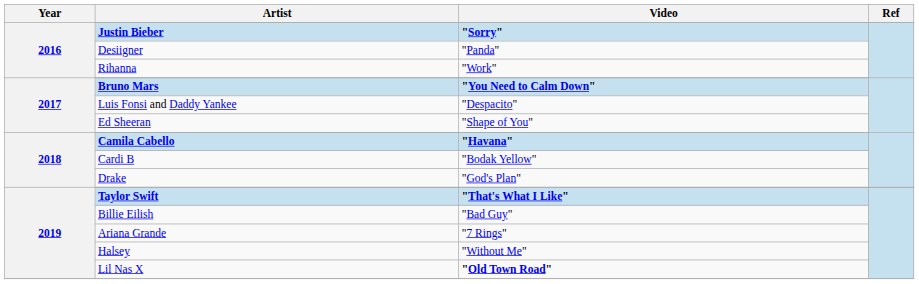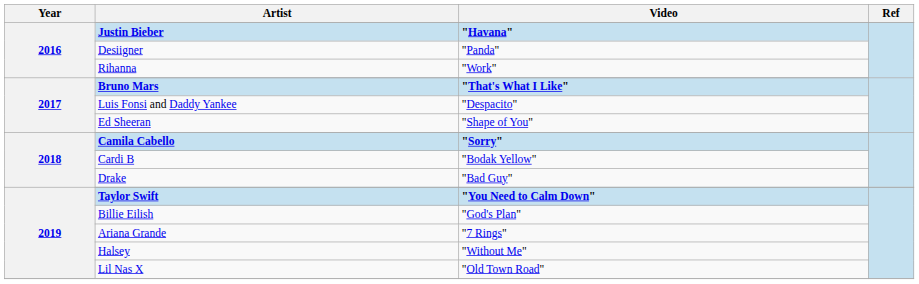(482, 31) "Sorry" -> (487, 31) "Havana"
(529, 86) "You Need to Calm Down" -> (515, 86) "That's What I Like"
(487, 141) "Havana" -> (482, 141) "Sorry"
(491, 178) "God's Plan" -> (487, 178) "Bad Guy"
(515, 196) "That's What I Like" -> (529, 196) "You Need to Calm Down"
(487, 214) "Bad Guy" -> (491, 214) "God's Plan"
(507, 269) bold -> (503, 269) normal
